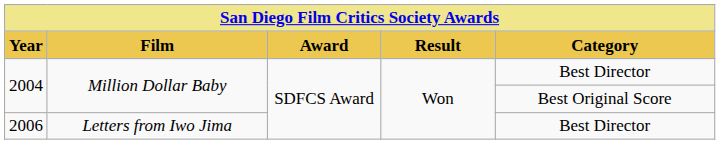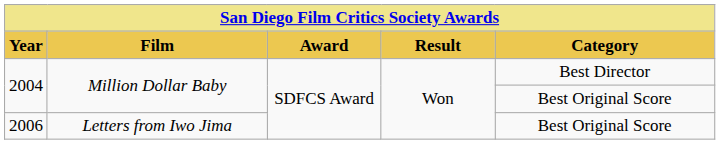(605, 125) Best Director -> (605, 125) Best Original Score
